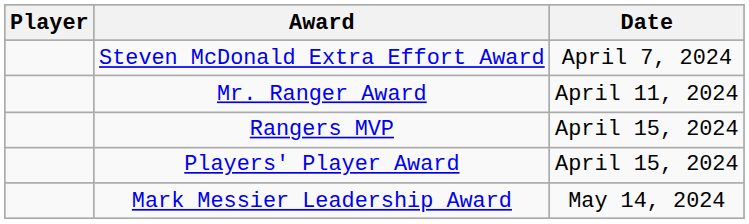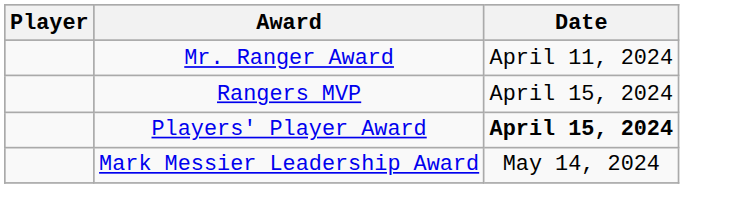- row: (322, 58)
(647, 165) normal -> (581, 129) bold
